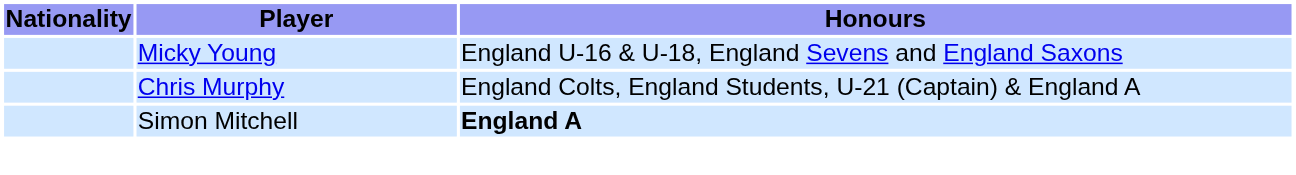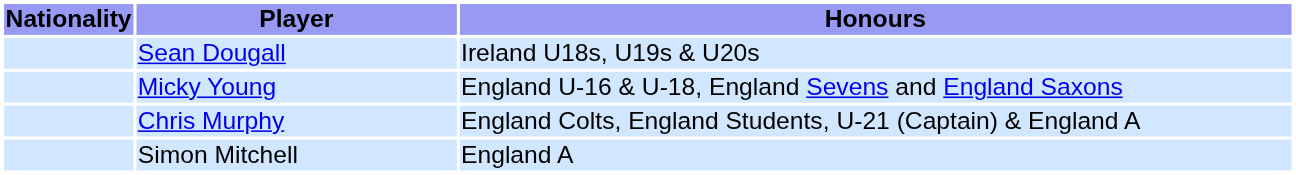+ row: (212, 53)
(522, 120) bold -> (517, 154) normal
